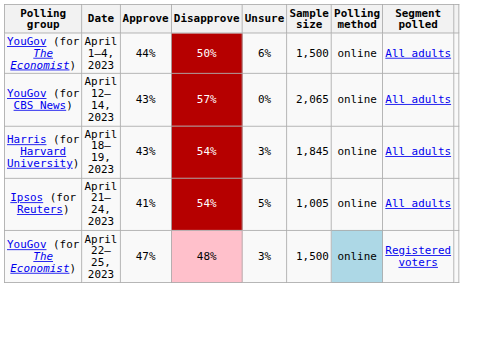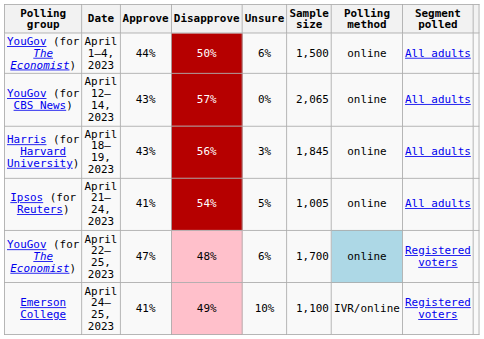(207, 152) 54% -> (207, 152) 56%
(265, 256) 3% -> (265, 256) 6%
(312, 256) 1,500 -> (312, 256) 1,700
+ row: (101, 308)
